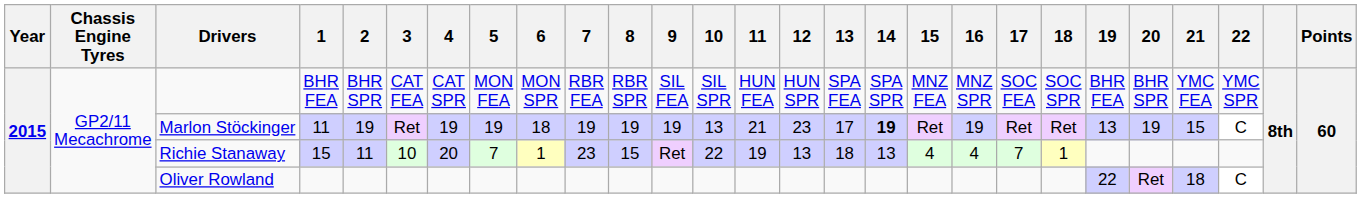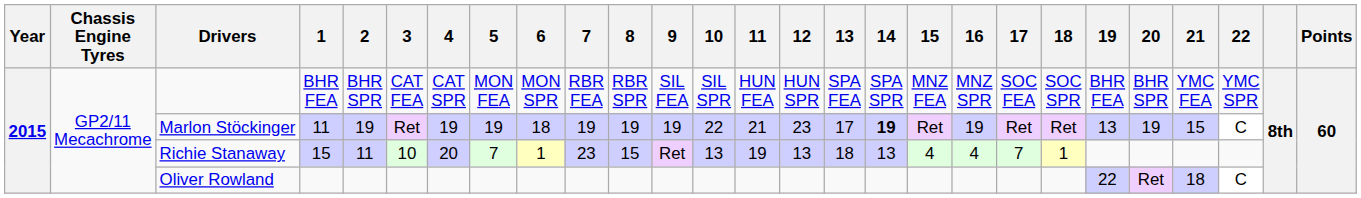(714, 126) 13 -> (714, 126) 22
(714, 153) 22 -> (714, 153) 13
